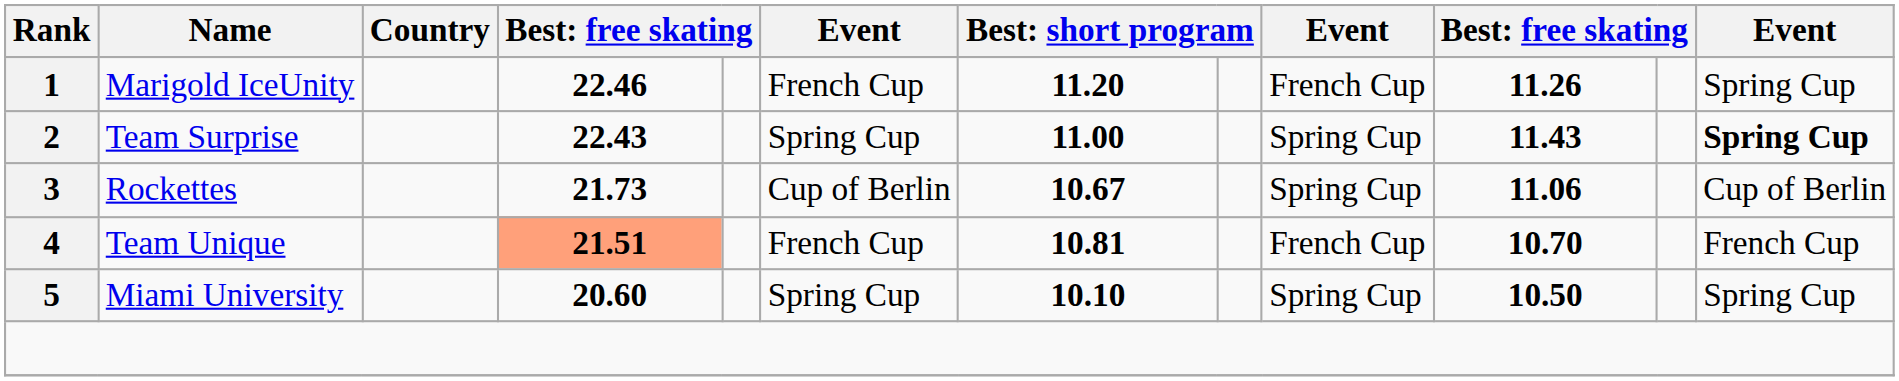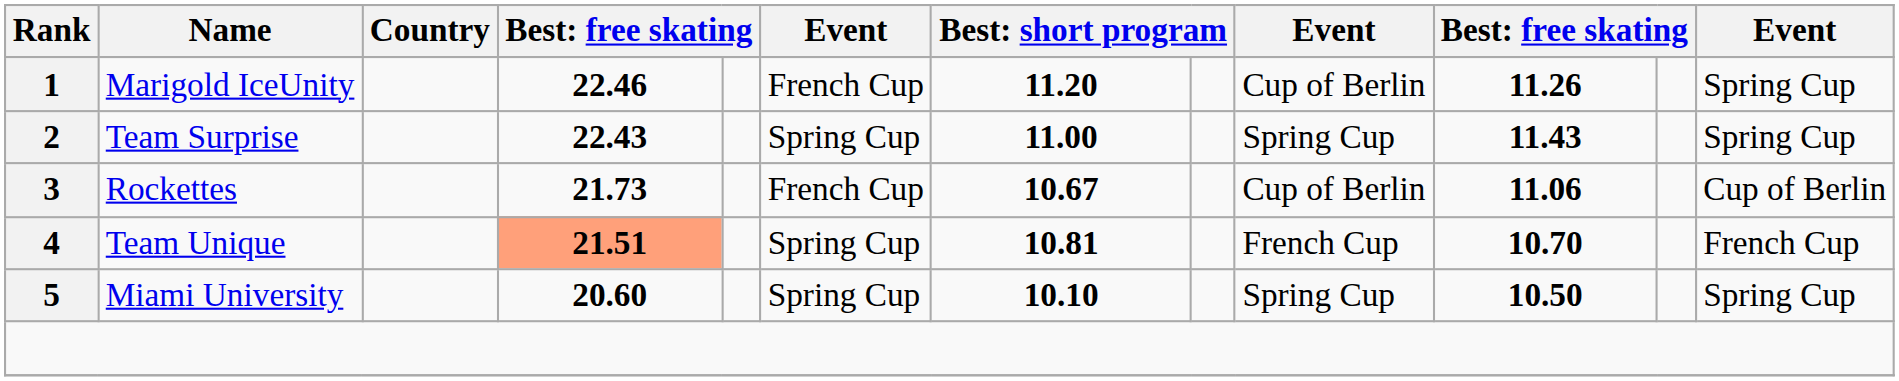(1347, 83) French Cup -> (1334, 83) Cup of Berlin
(1786, 136) bold -> (1779, 136) normal
(859, 189) Cup of Berlin -> (846, 189) French Cup
(1345, 189) Spring Cup -> (1334, 189) Cup of Berlin
(846, 242) French Cup -> (844, 242) Spring Cup
